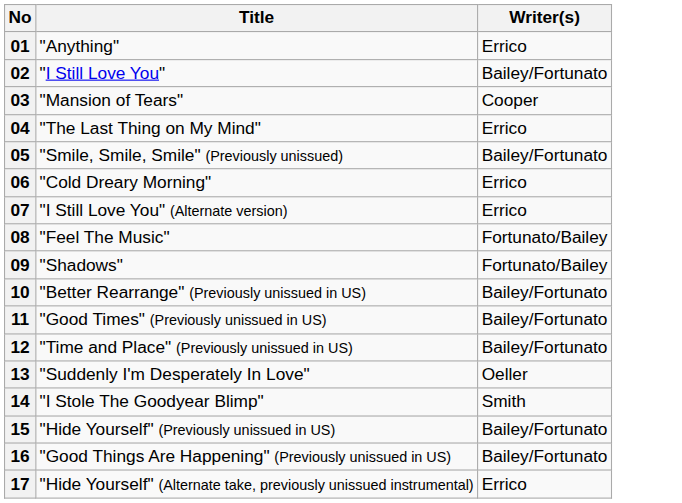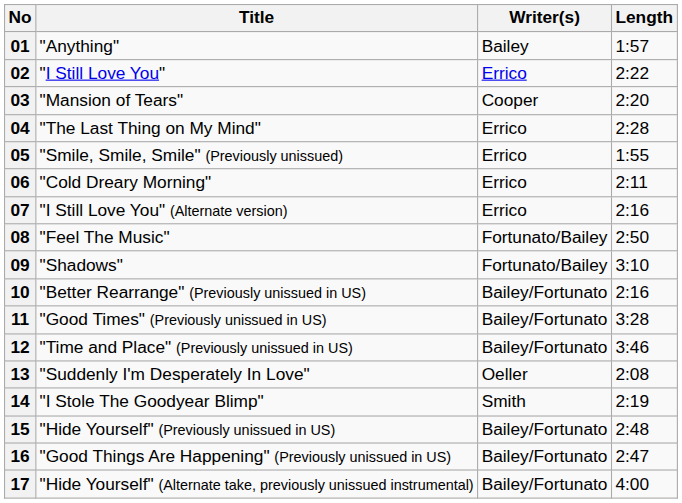+ column: (644, 18)
(504, 45) Errico -> (505, 45) Bailey
(545, 73) Bailey/Fortunato -> (504, 73) Errico
(545, 155) Bailey/Fortunato -> (504, 155) Errico
(504, 484) Errico -> (545, 484) Bailey/Fortunato
